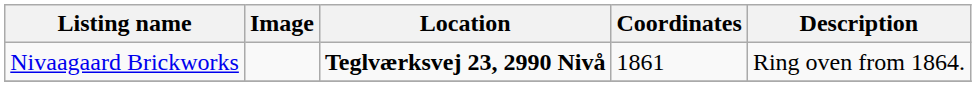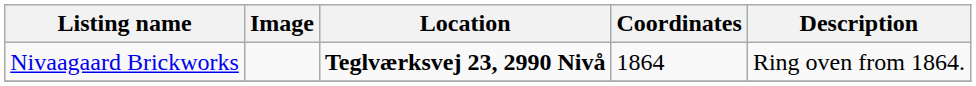(640, 61) 1861 -> (640, 61) 1864
